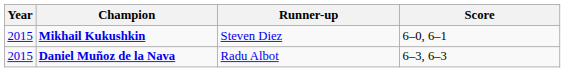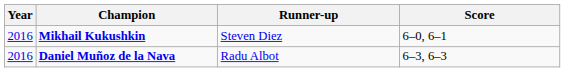(20, 36) 2015 -> (20, 36) 2016
(20, 57) 2015 -> (20, 57) 2016
